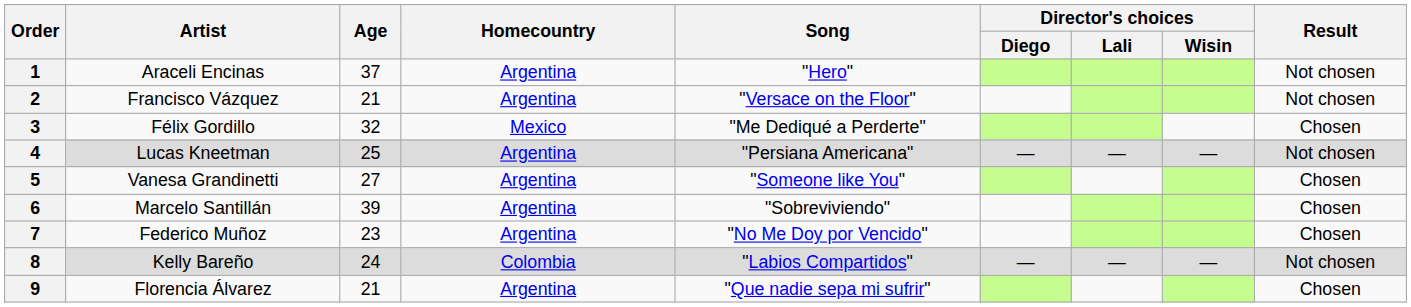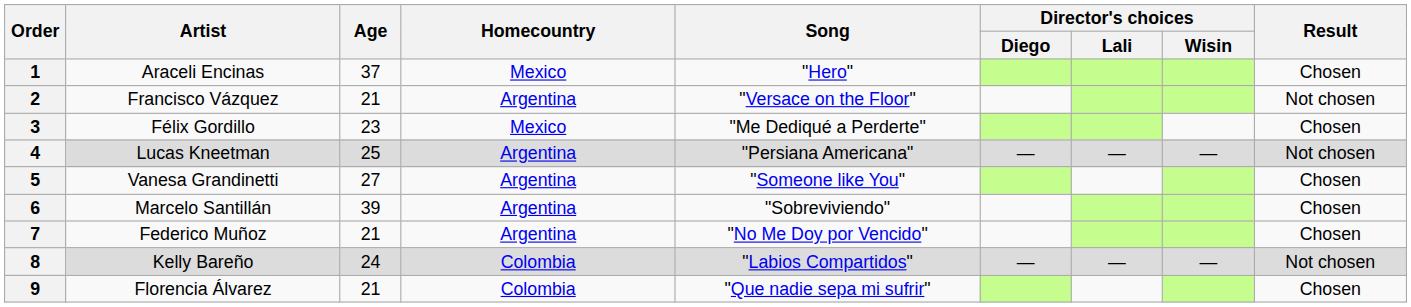(538, 72) Argentina -> (538, 72) Mexico
(1330, 72) Not chosen -> (1330, 72) Chosen
(371, 126) 32 -> (371, 126) 23
(371, 235) 23 -> (371, 235) 21
(538, 289) Argentina -> (538, 289) Colombia
